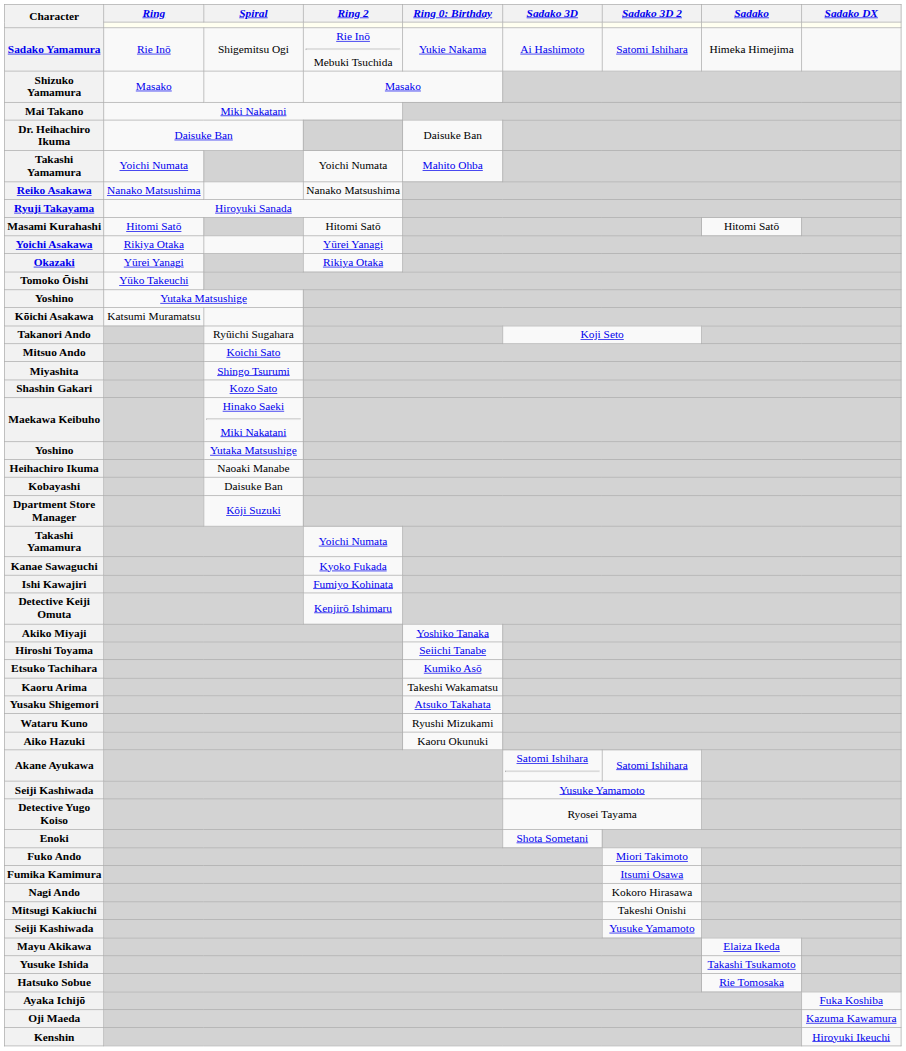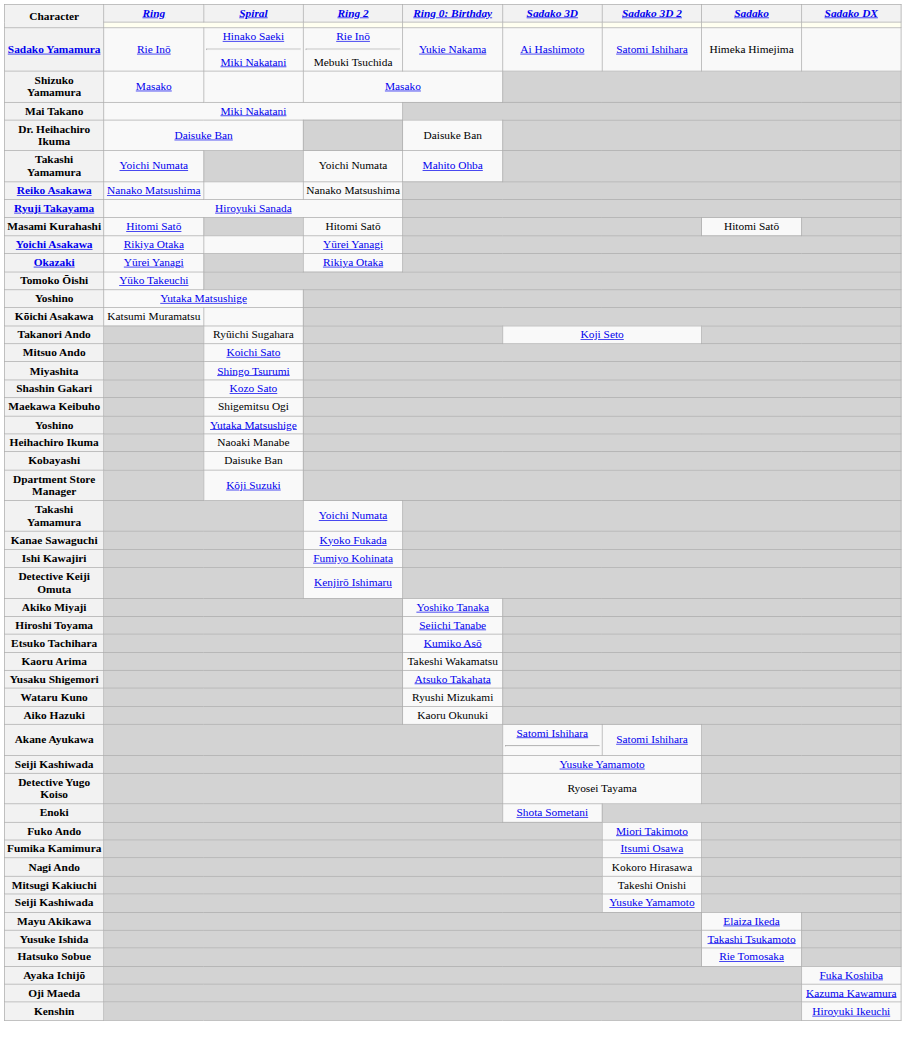(253, 49) Shigemitsu Ogi -> (253, 49) Hinako Saeki Miki Nakatani
(253, 419) Hinako Saeki Miki Nakatani -> (253, 406) Shigemitsu Ogi
